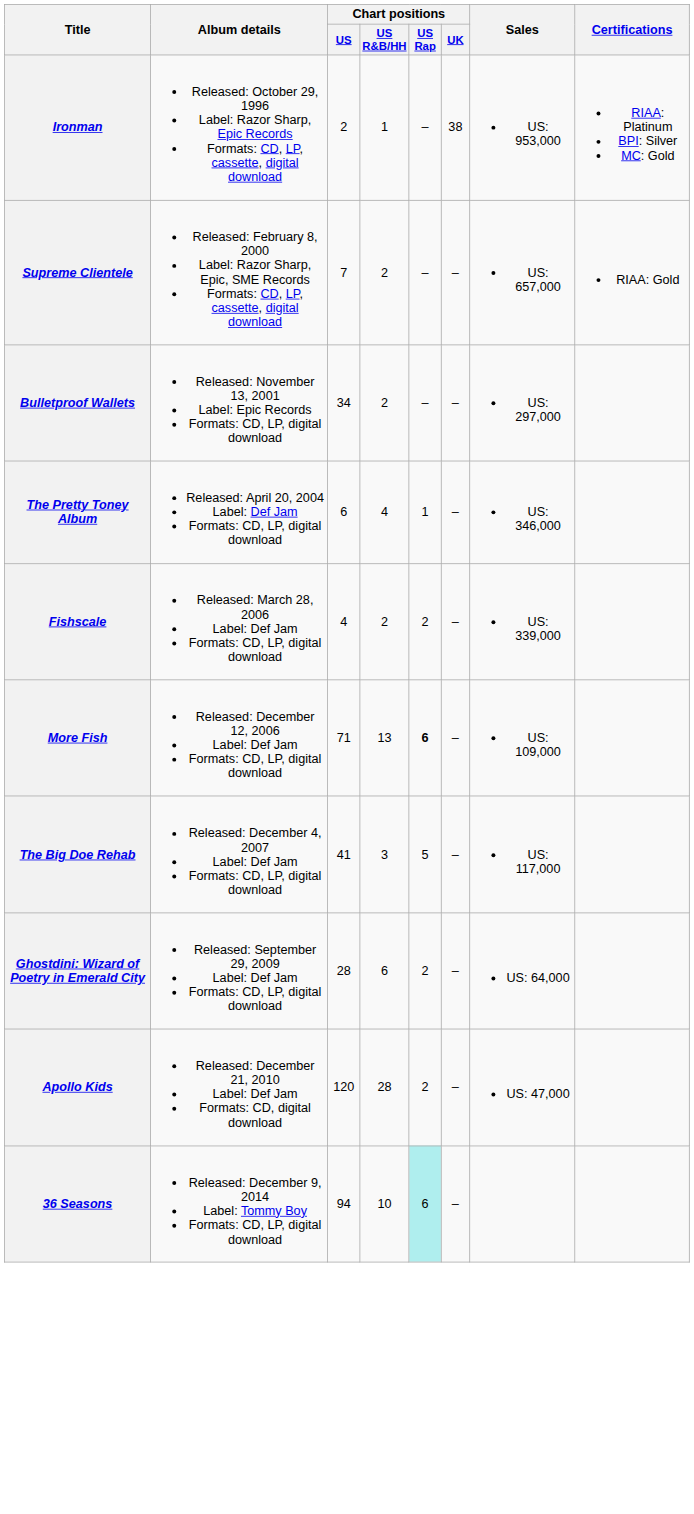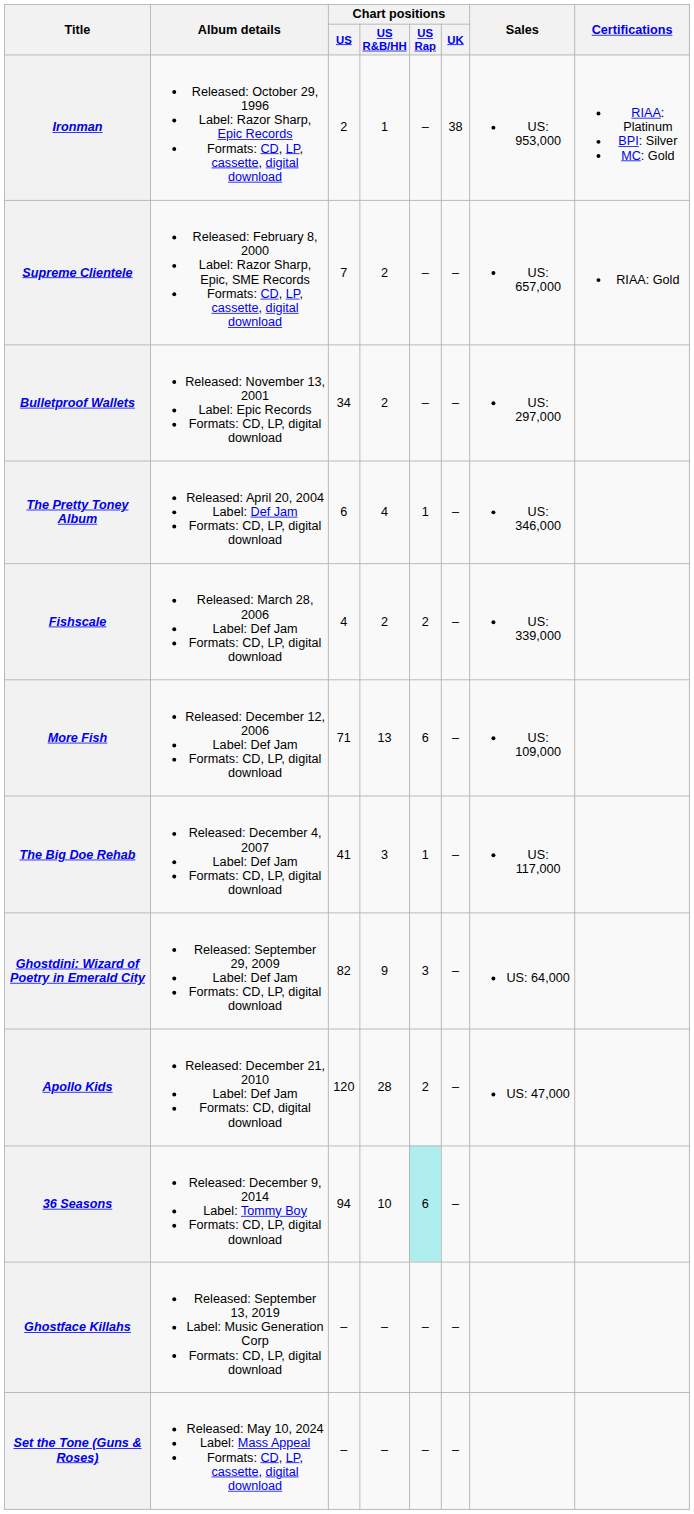(425, 738) bold -> (425, 738) normal
(425, 854) 5 -> (425, 854) 1
(344, 971) 28 -> (344, 971) 82
(384, 971) 6 -> (385, 971) 9
(425, 971) 2 -> (425, 971) 3
+ row: (77, 1327)
+ row: (78, 1450)
